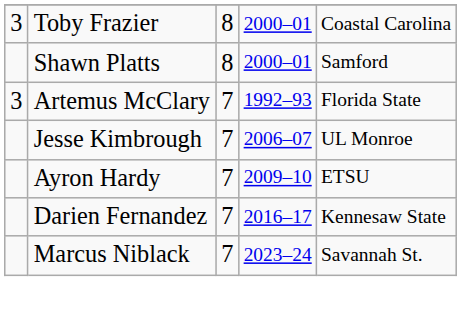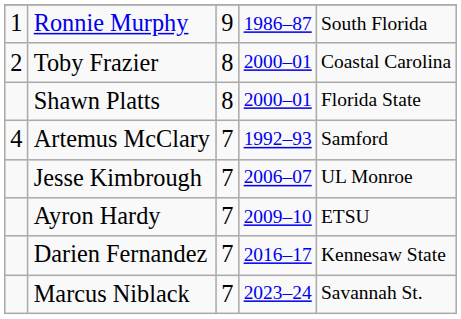+ row: (111, 23)
(16, 23) 3 -> (16, 62) 2
(354, 62) Samford -> (371, 100) Florida State
(16, 100) 3 -> (16, 139) 4
(371, 100) Florida State -> (354, 139) Samford
